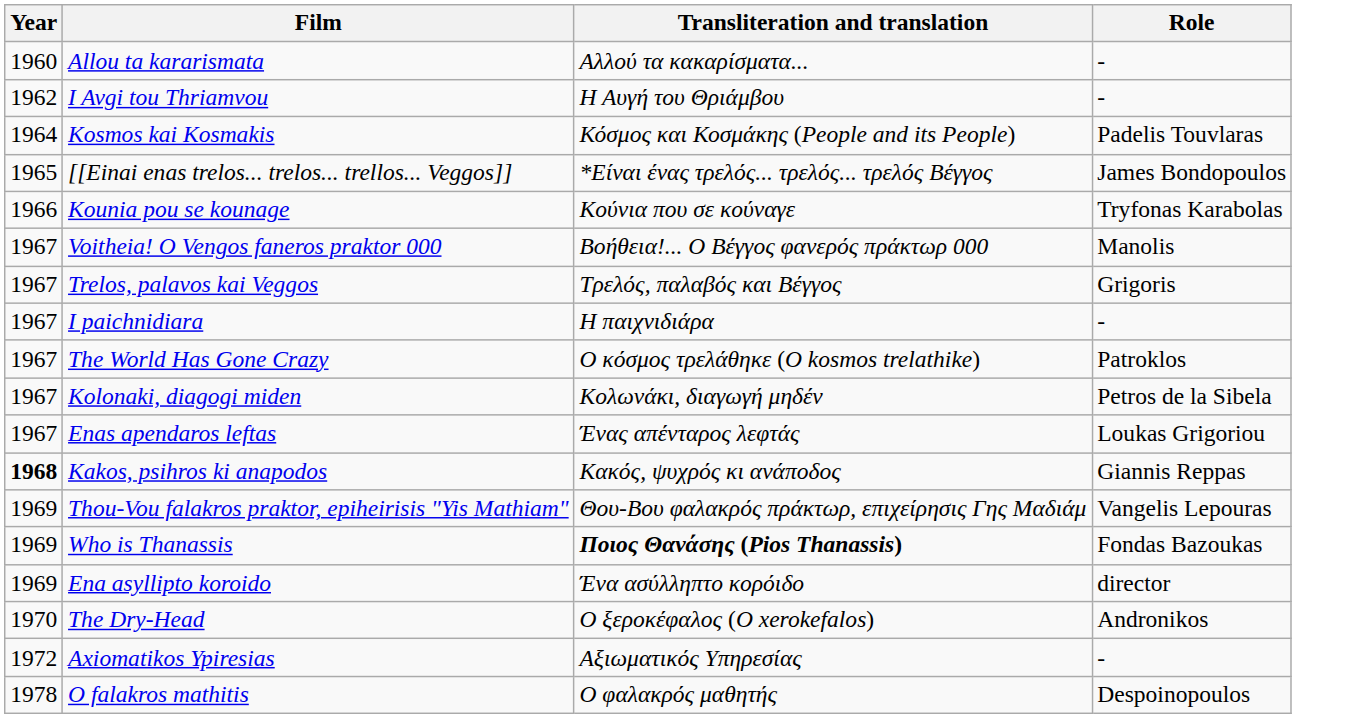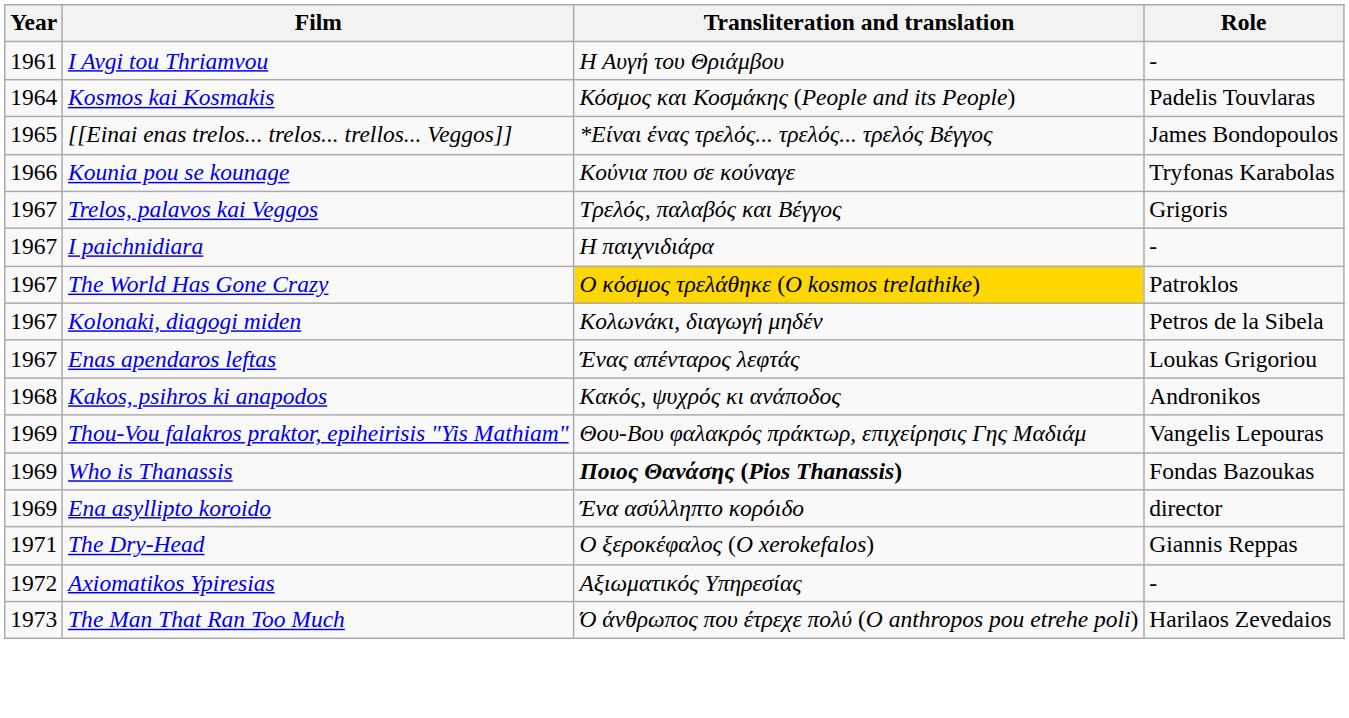- row: (166, 60)
(34, 97) 1962 -> (34, 60) 1961
- row: (255, 246)
(780, 358) no background -> (780, 284) gold background
(34, 470) bold -> (34, 396) normal
(1171, 470) Giannis Reppas -> (1205, 396) Andronikos
(34, 619) 1970 -> (34, 545) 1971
(1153, 619) Andronikos -> (1223, 545) Giannis Reppas
+ row: (206, 619)
- row: (158, 694)
